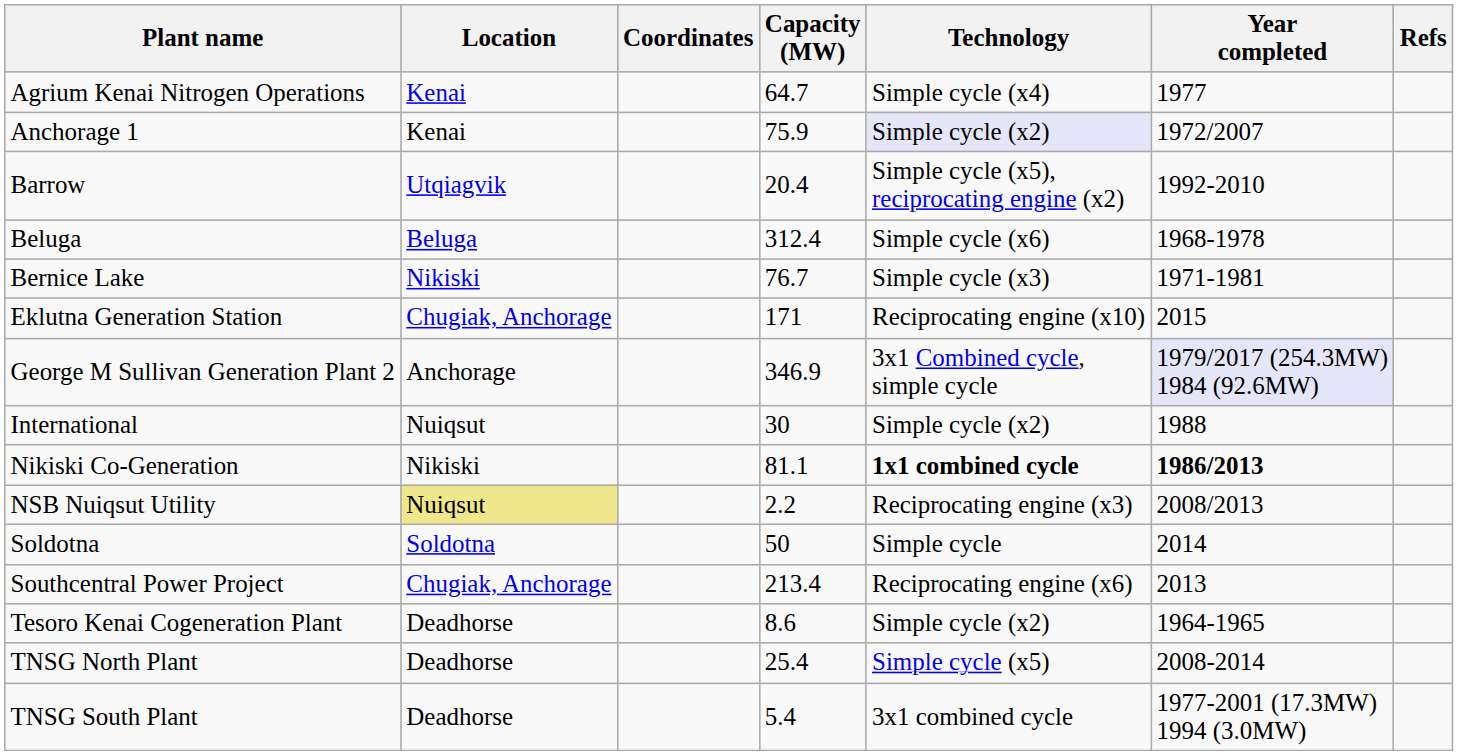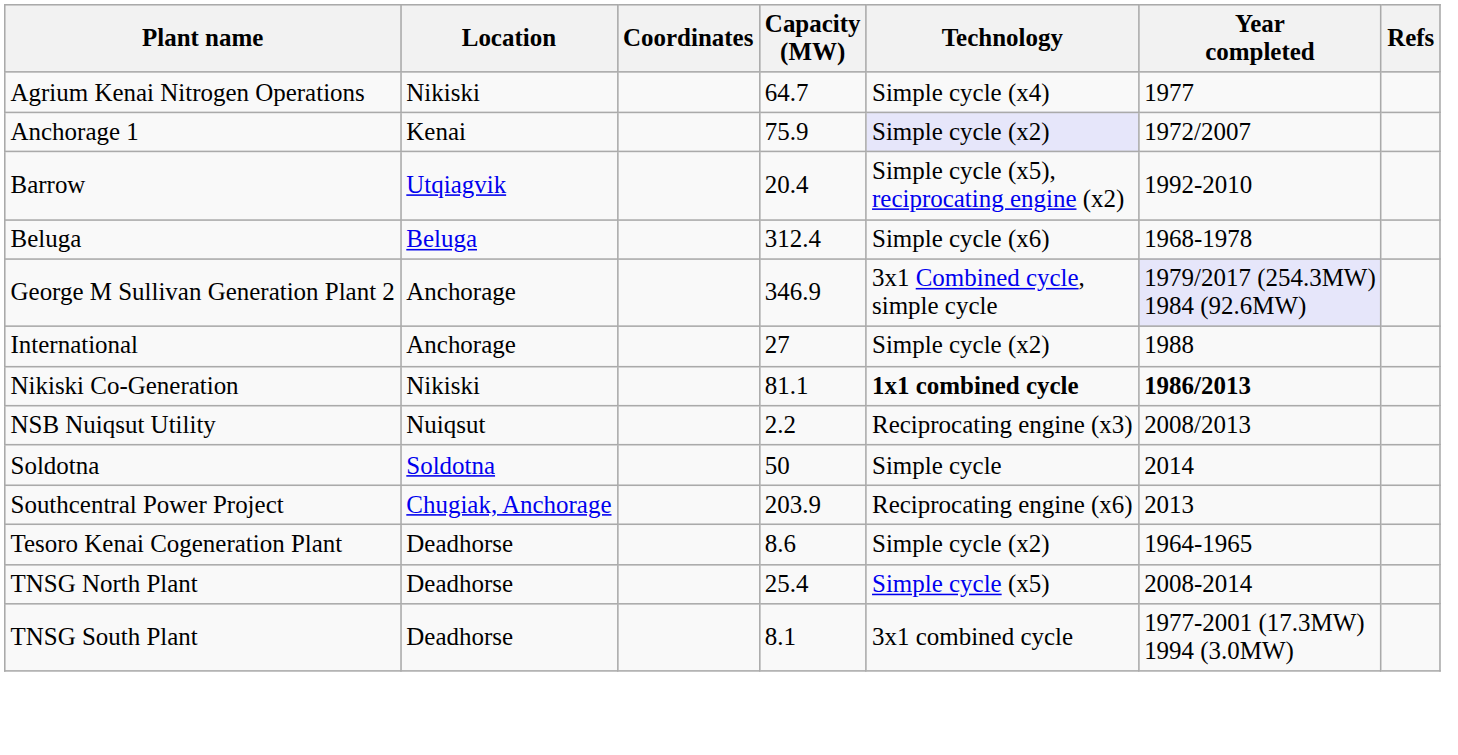(436, 91) Kenai -> (443, 91) Nikiski
- row: (77, 278)
- row: (146, 317)
(446, 425) Nuiqsut -> (461, 346) Anchorage
(777, 425) 30 -> (777, 346) 27
(446, 504) khaki background -> (446, 425) no background
(793, 583) 213.4 -> (793, 504) 203.9
(780, 716) 5.4 -> (780, 637) 8.1
